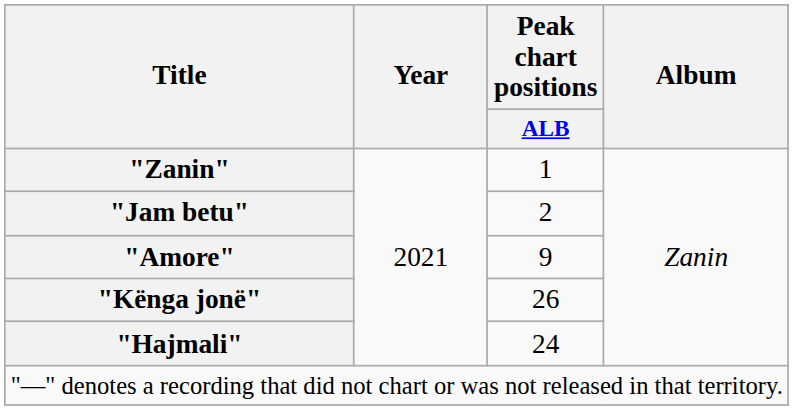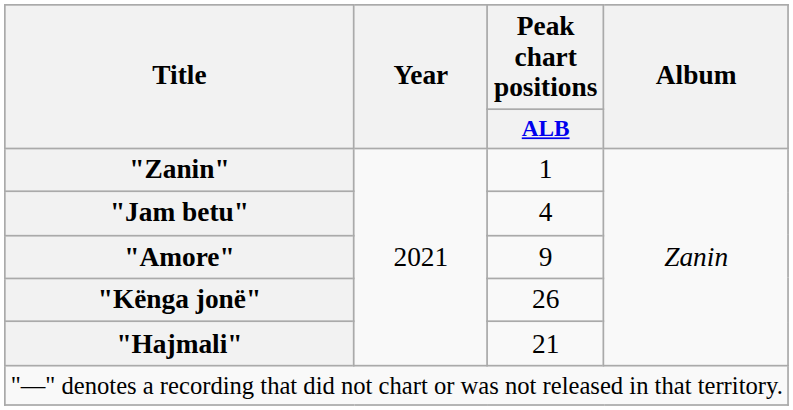(546, 212) 2 -> (546, 212) 4
(546, 343) 24 -> (546, 343) 21
